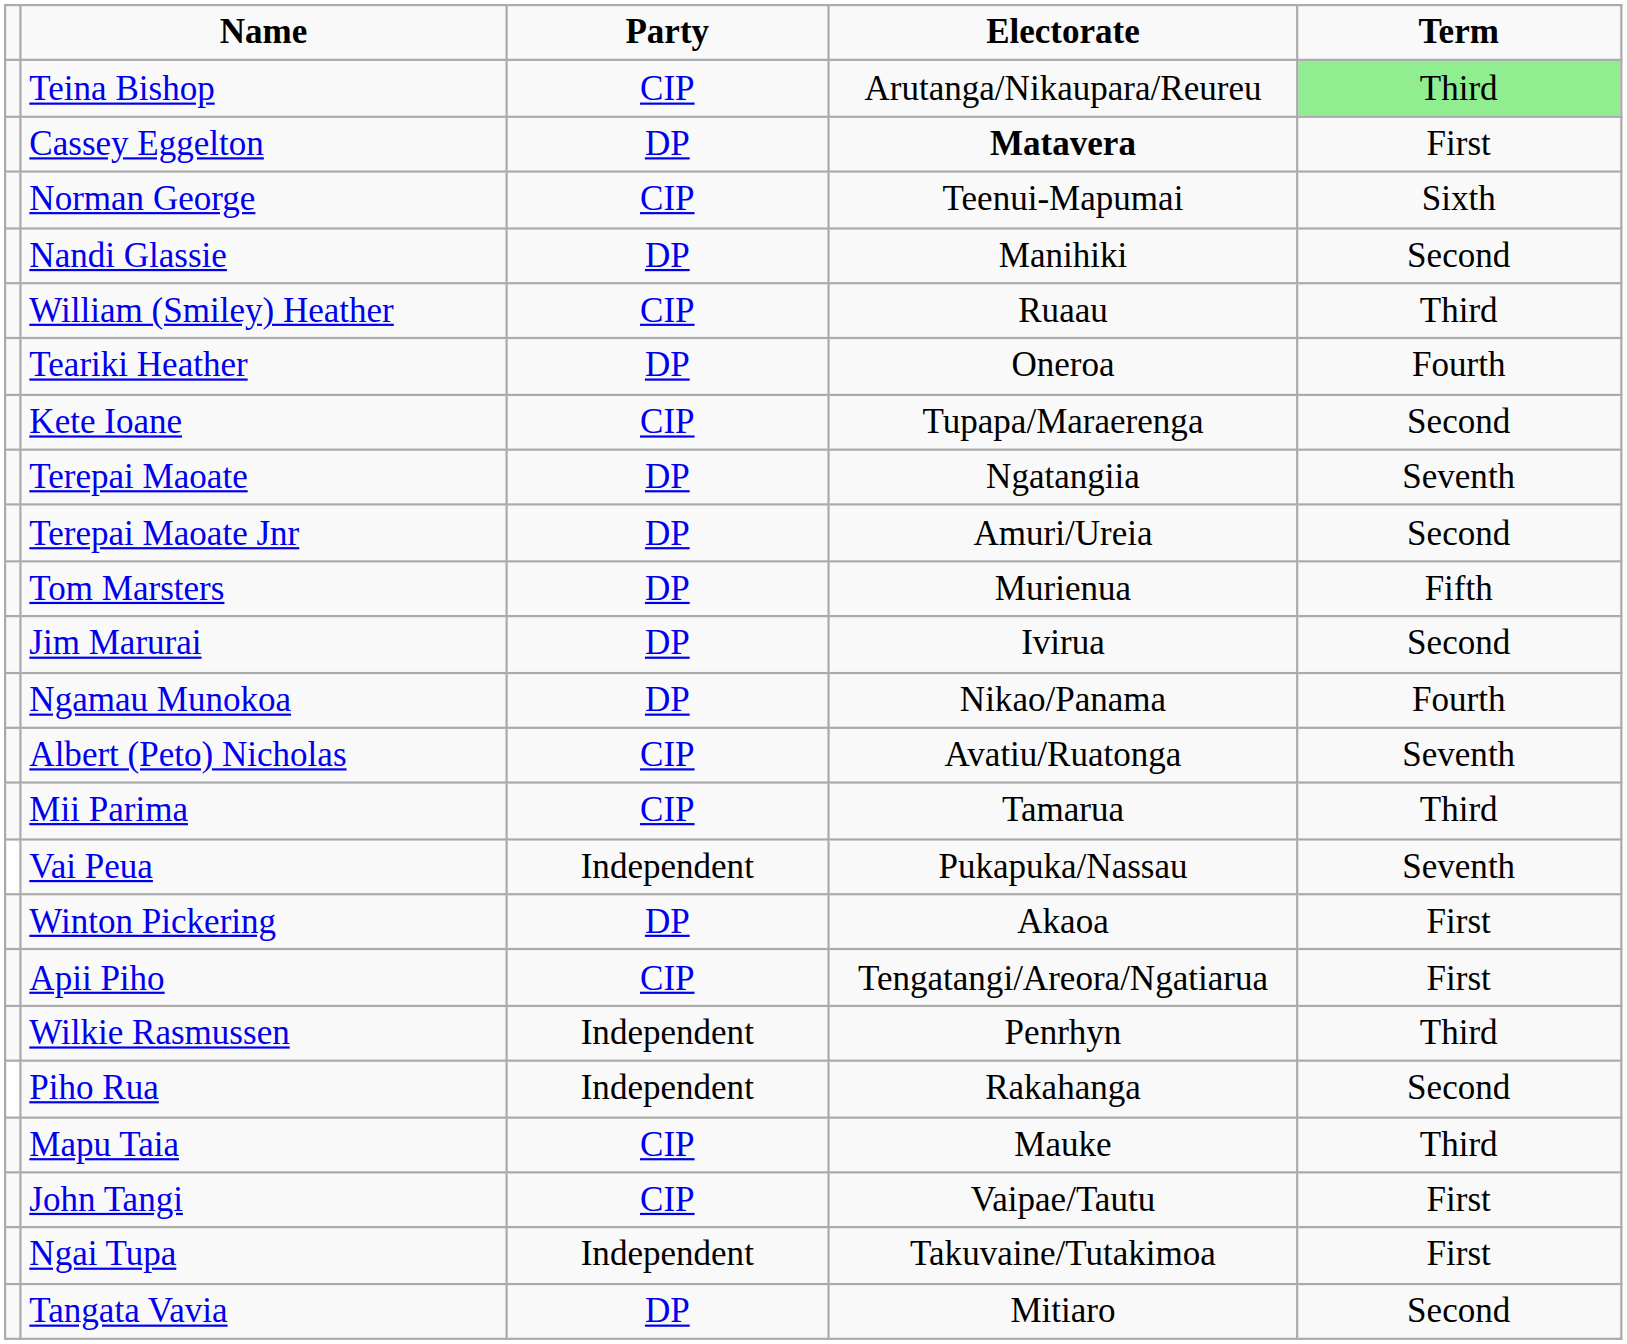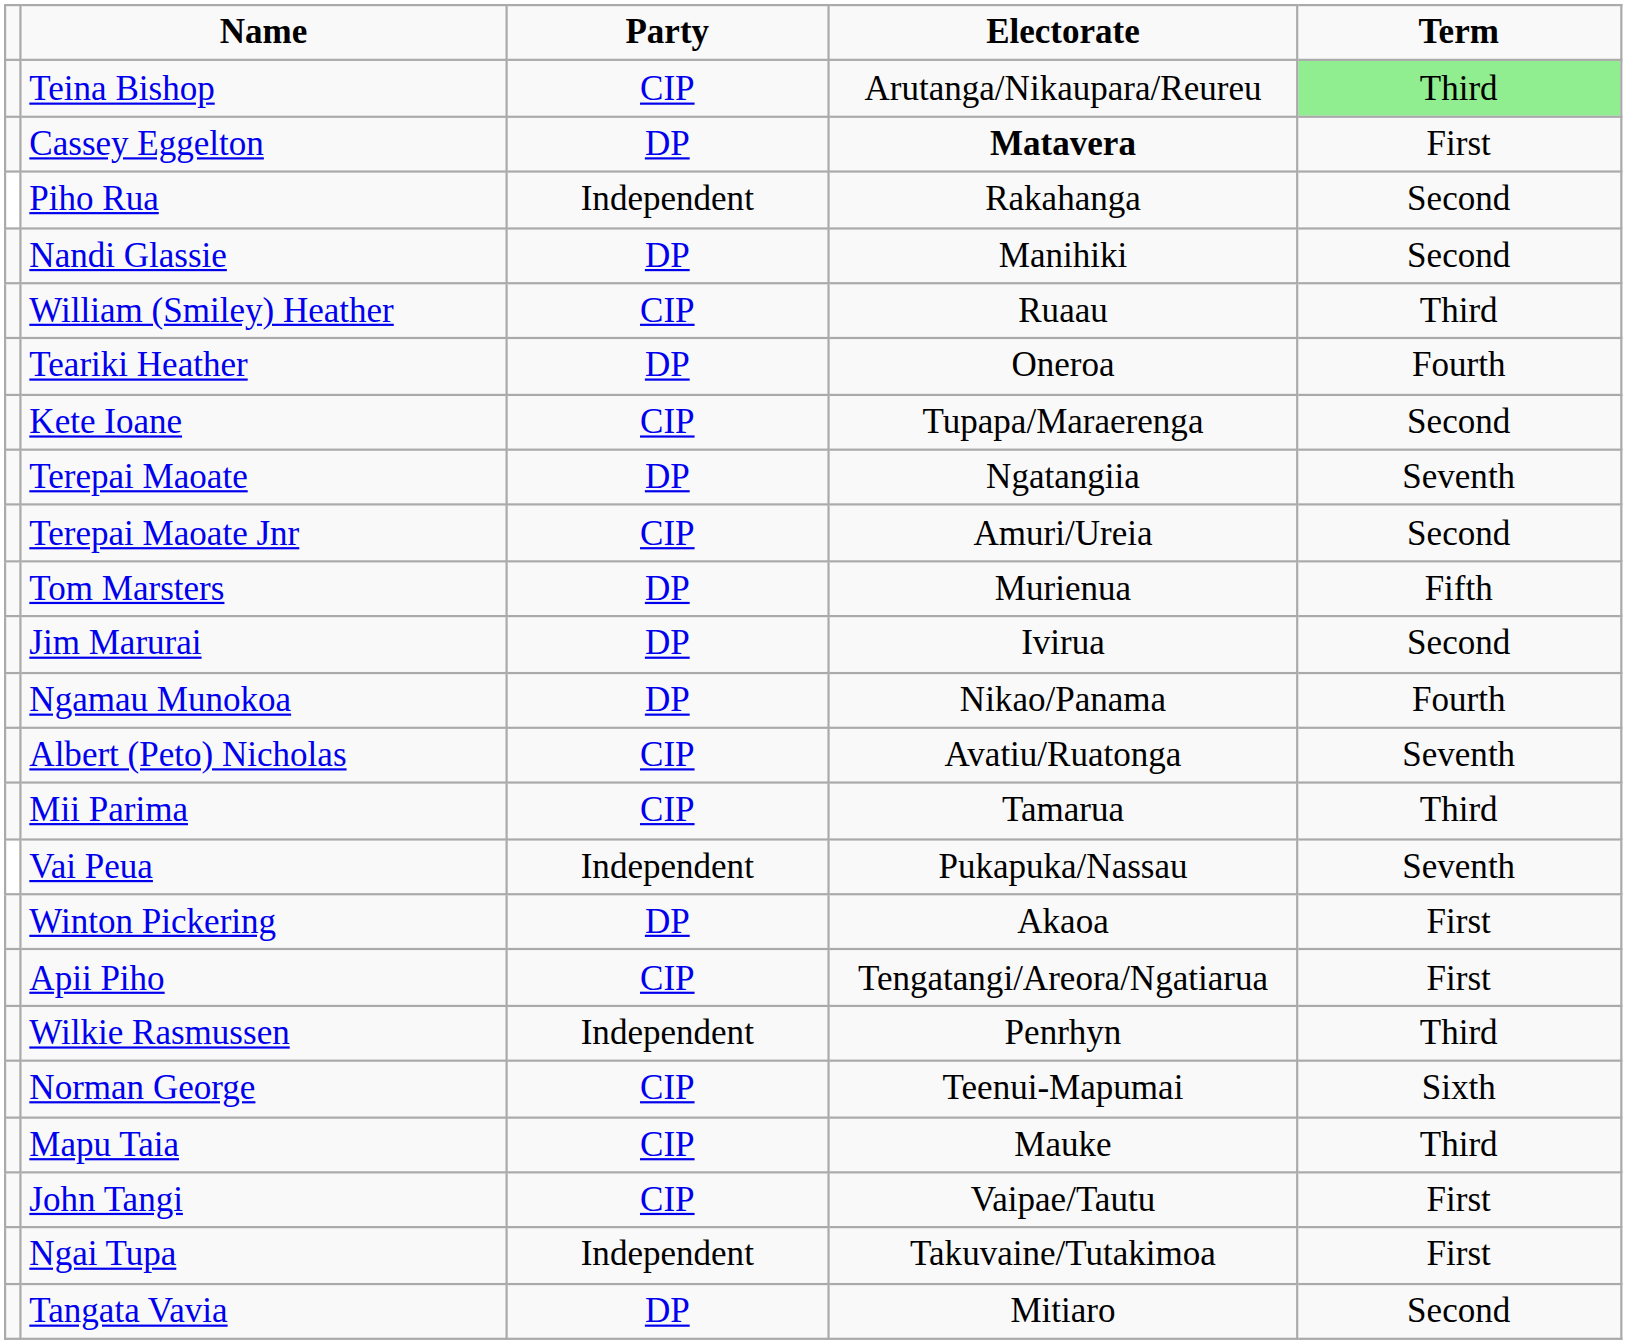rows swapped: (142, 198) <-> (94, 1088)
(667, 532) DP -> (667, 532) CIP
